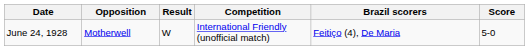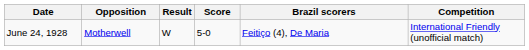columns swapped: (502, 12) <-> (253, 12)
